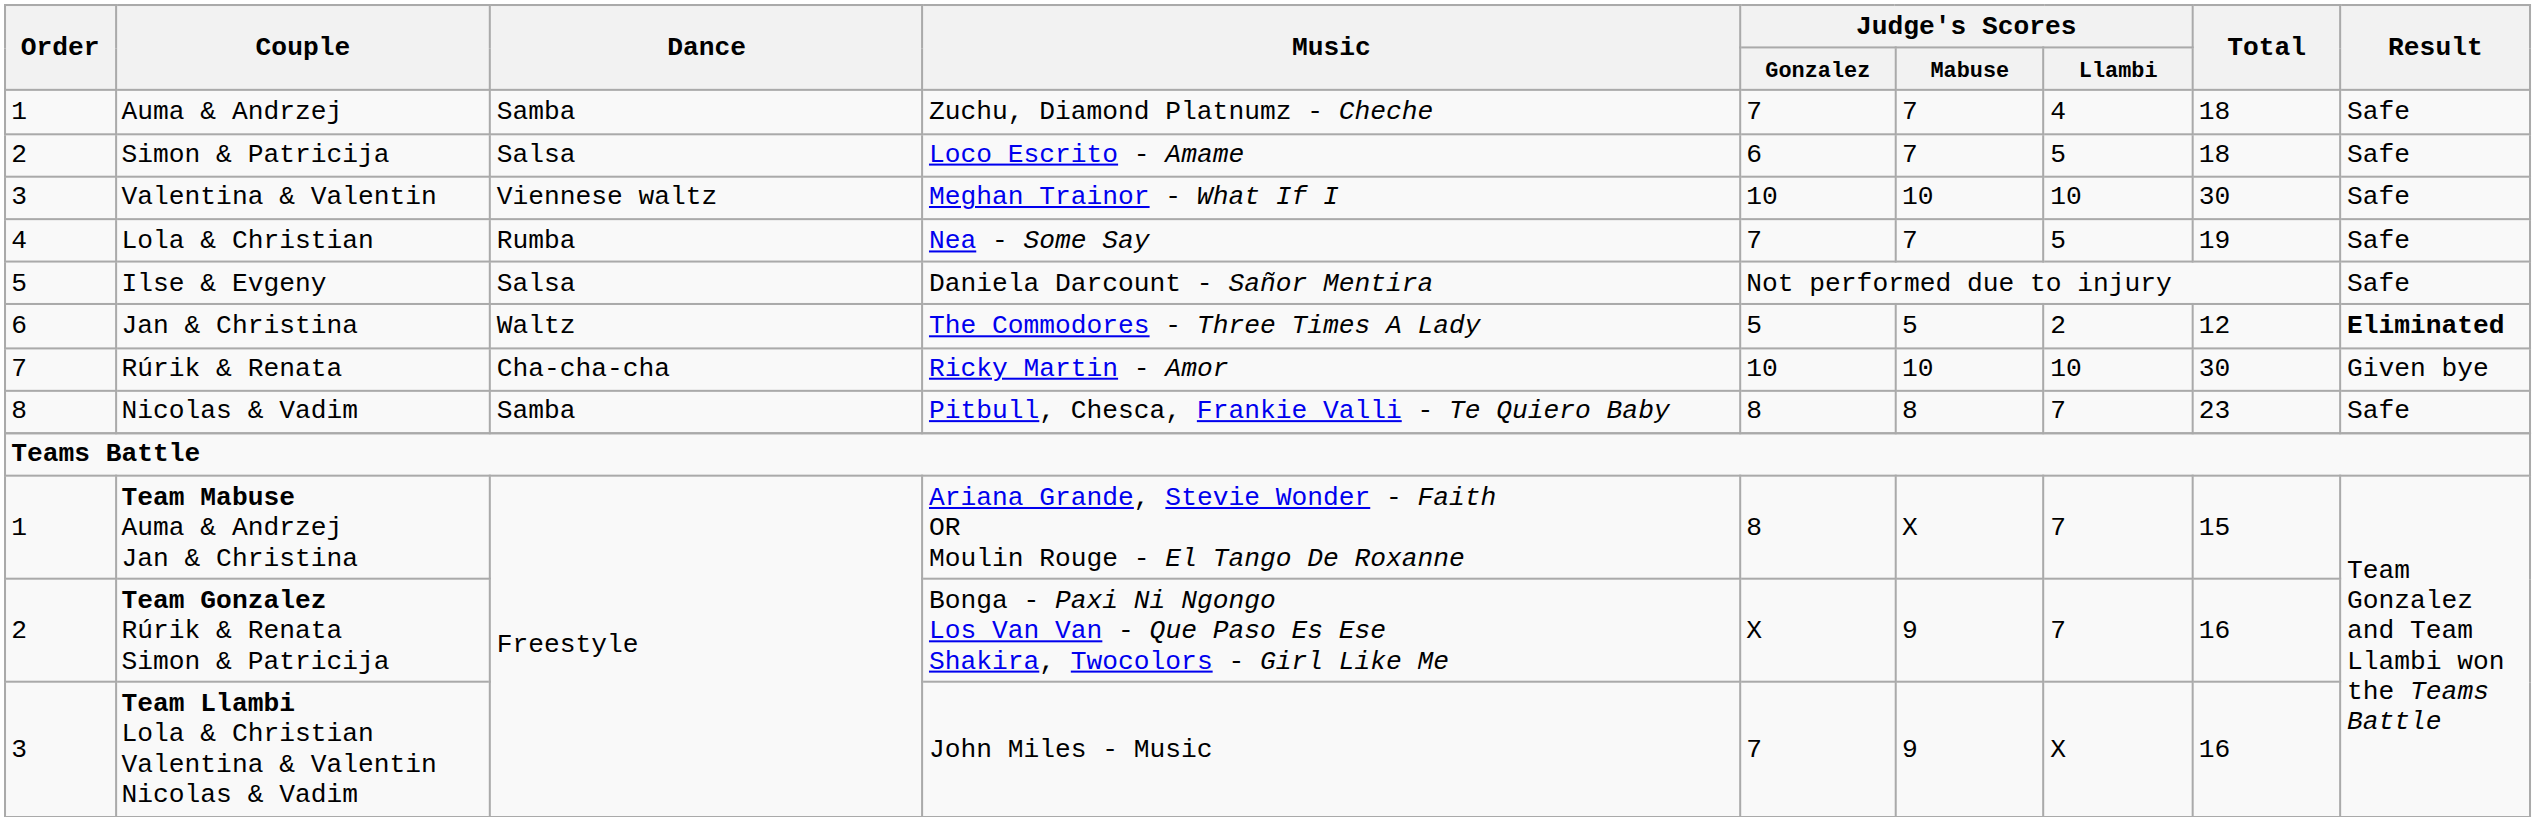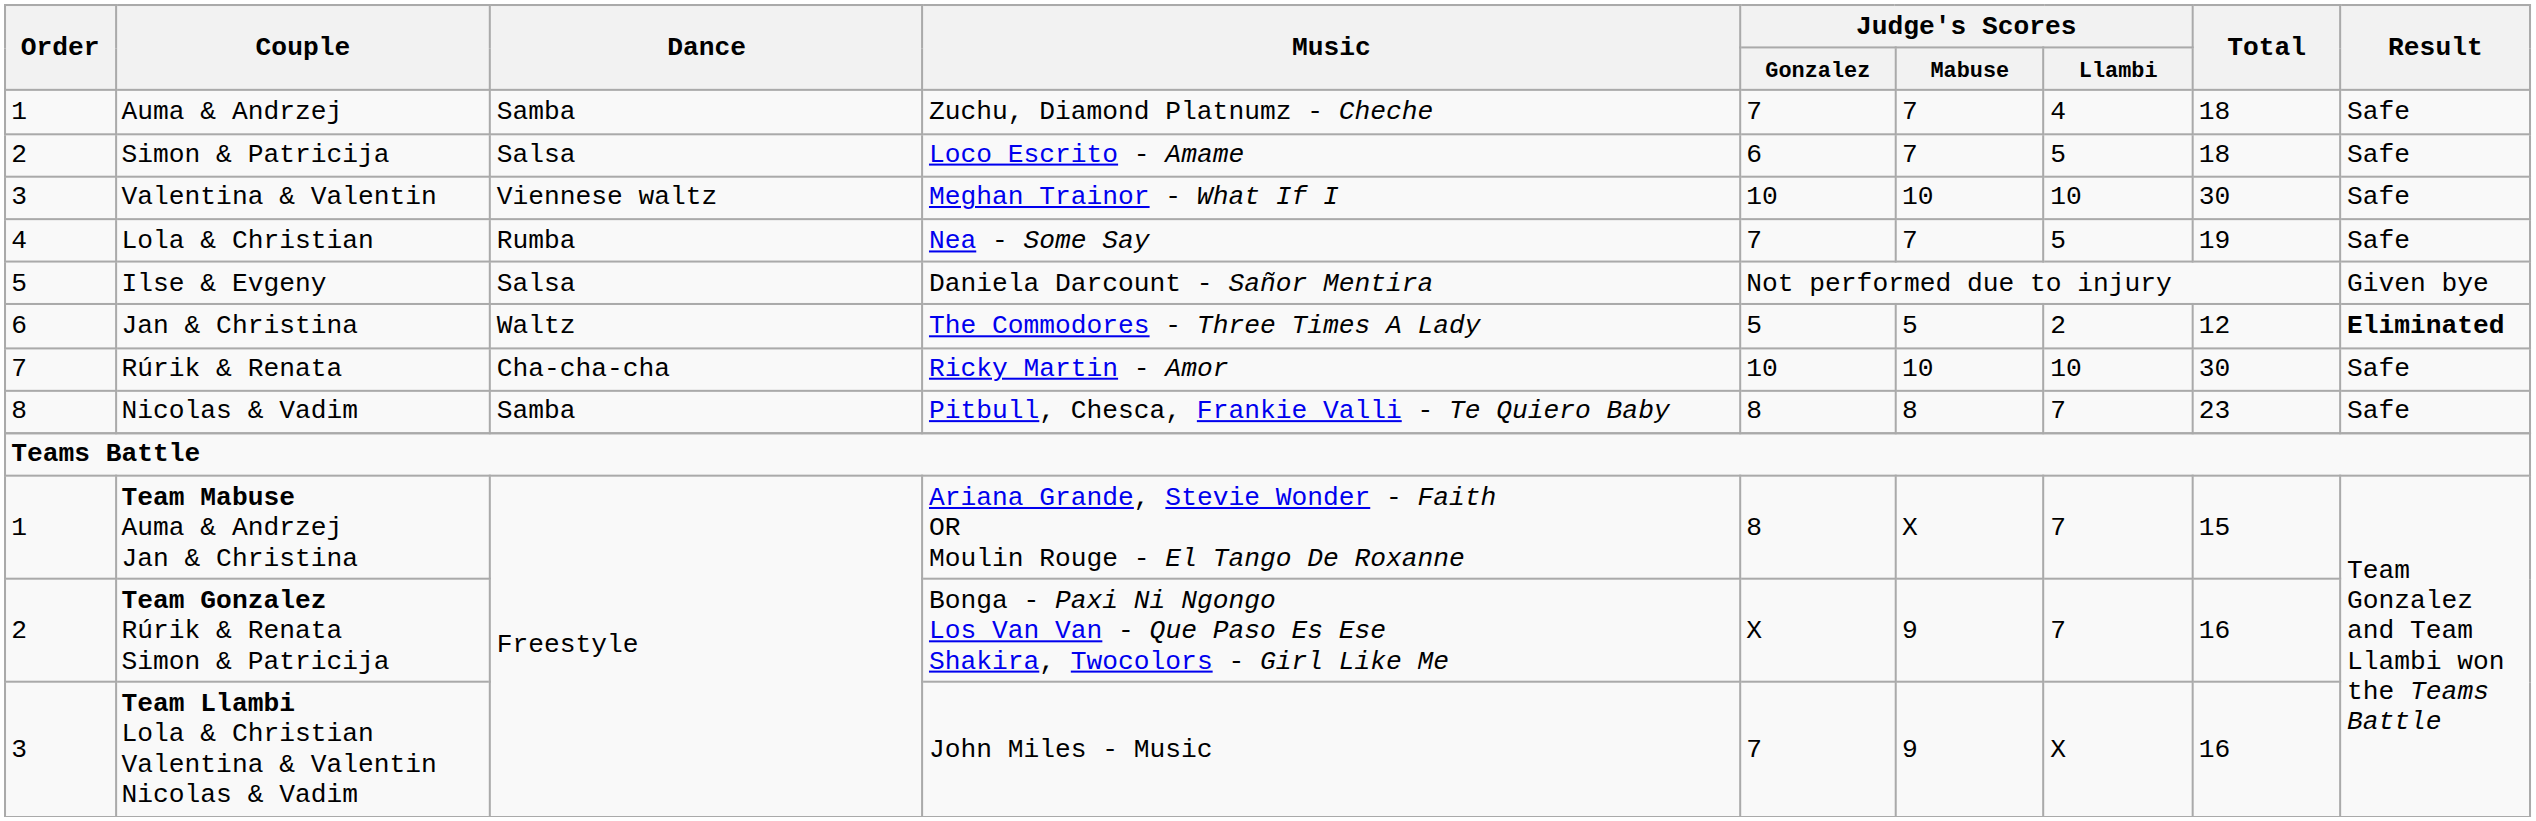(2379, 283) Safe -> (2418, 283) Given bye
(2418, 369) Given bye -> (2379, 369) Safe
